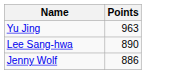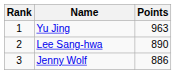+ column: (19, 12)
